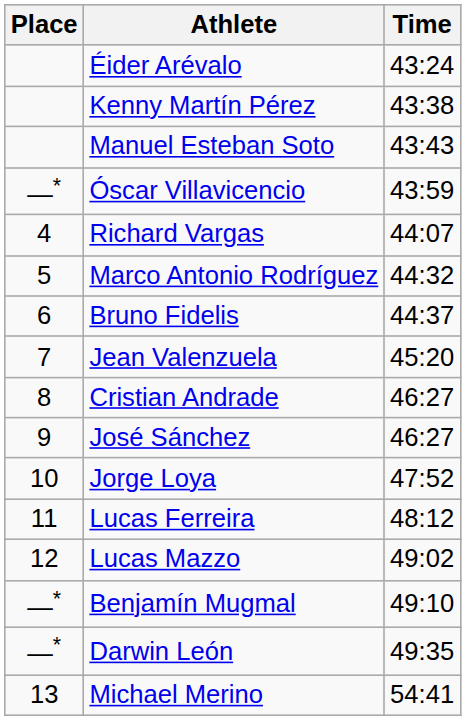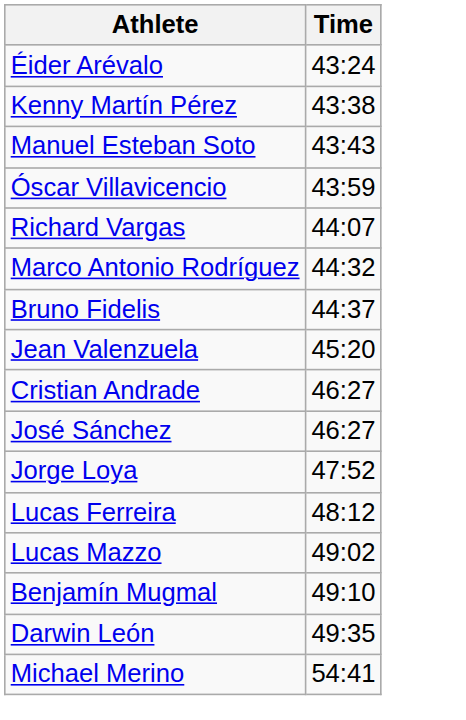- column: (44, 24)
